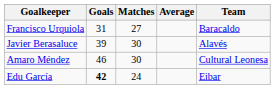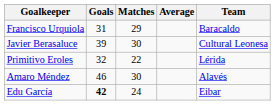(136, 28) 27 -> (136, 28) 29
(213, 44) Alavés -> (233, 44) Cultural Leonesa
+ row: (40, 60)
(233, 60) Cultural Leonesa -> (213, 76) Alavés
